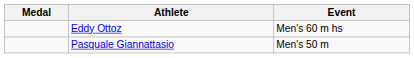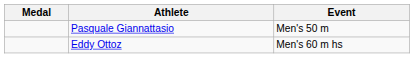rows swapped: (122, 45) <-> (96, 28)
